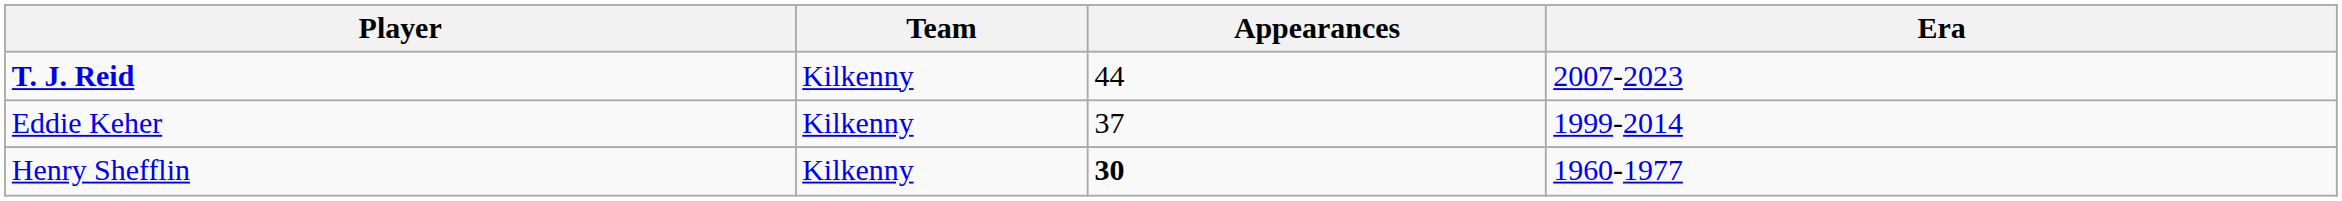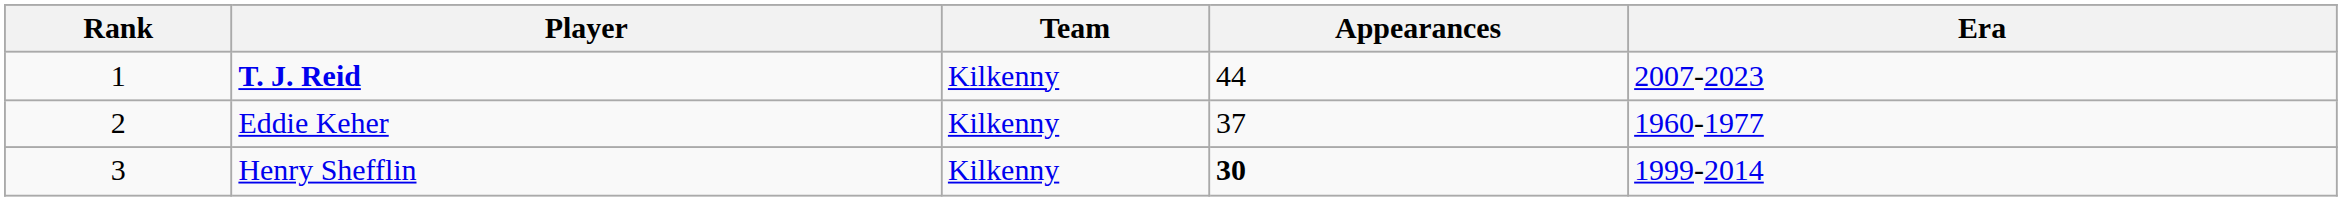+ column: (118, 28)
(1618, 123) 1999-2014 -> (1699, 123) 1960-1977
(1618, 170) 1960-1977 -> (1699, 170) 1999-2014
